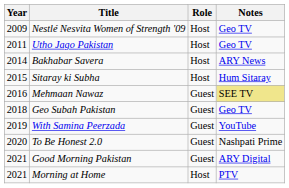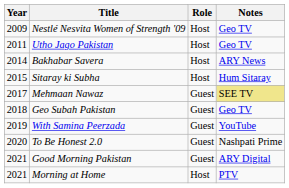(17, 93) 2016 -> (17, 93) 2017
